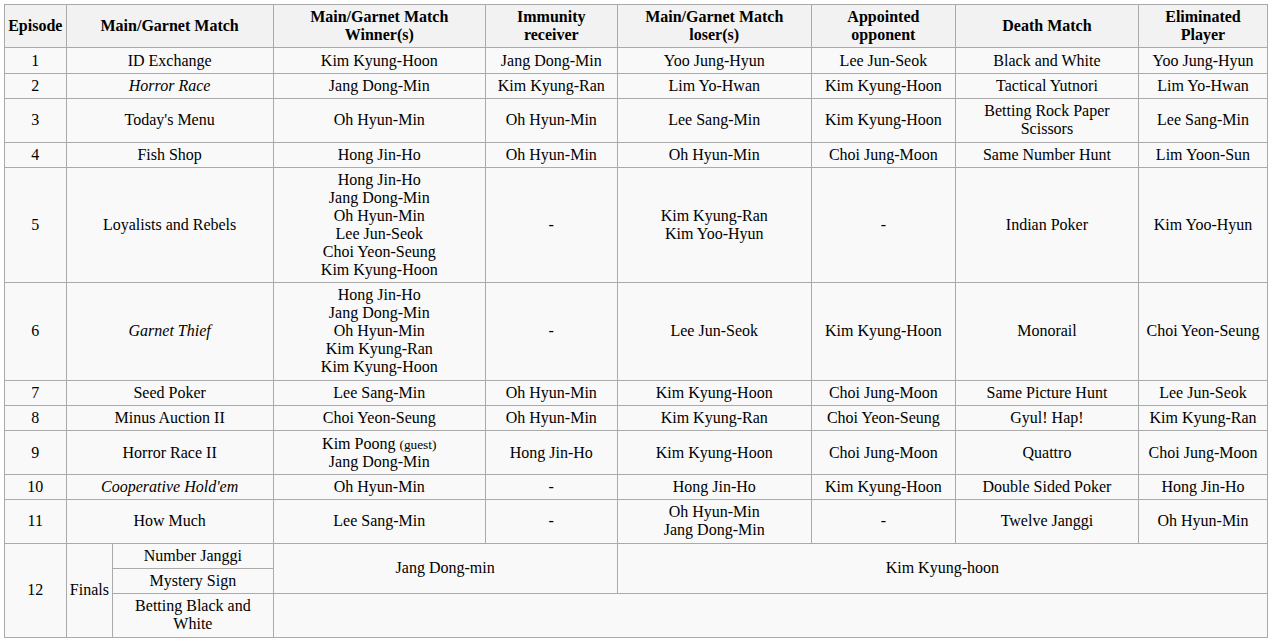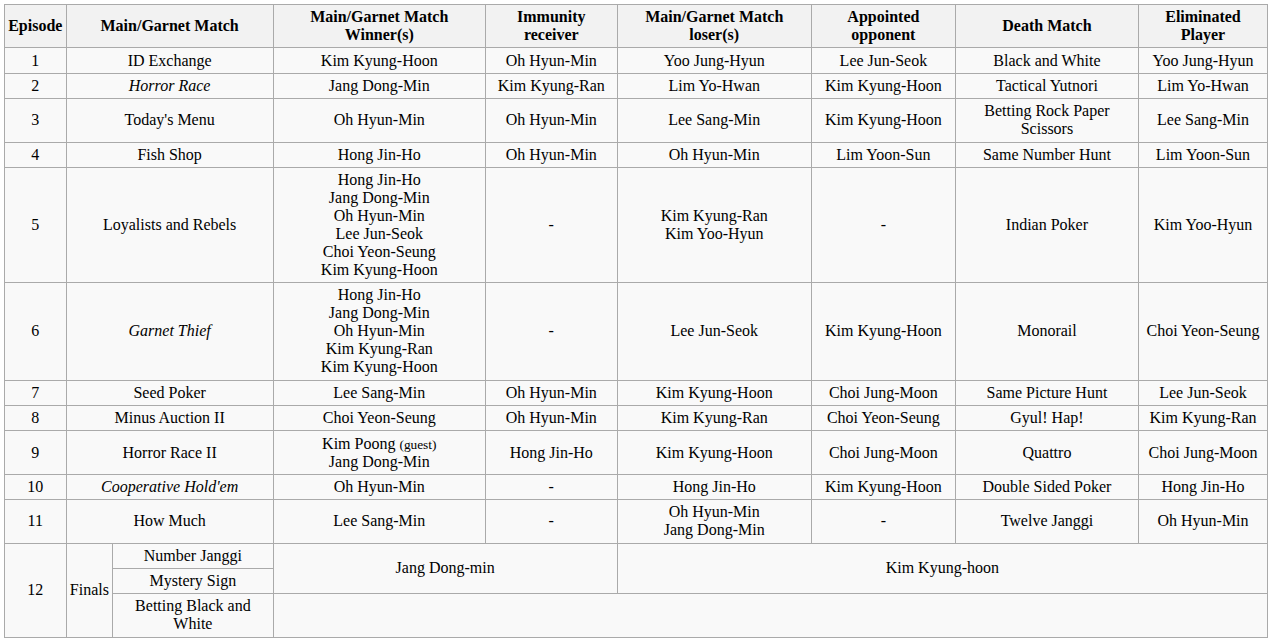(551, 60) Jang Dong-Min -> (551, 60) Oh Hyun-Min
(883, 154) Choi Jung-Moon -> (883, 154) Lim Yoon-Sun
